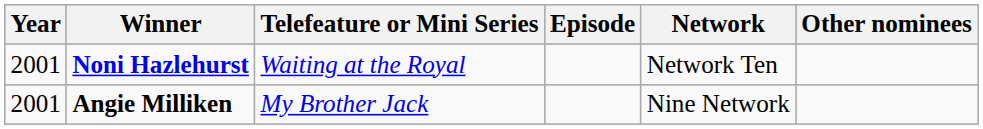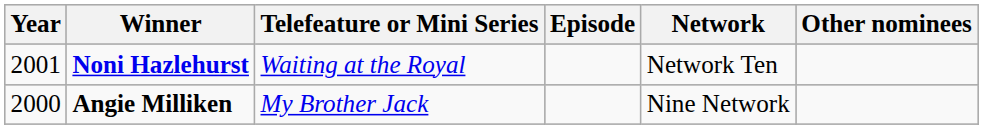(36, 104) 2001 -> (36, 104) 2000
